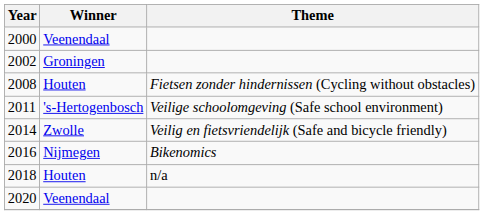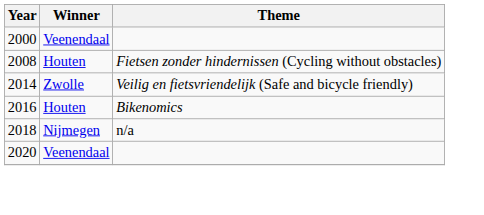- row: (22, 61)
- row: (22, 107)
(72, 152) Nijmegen -> (64, 107) Houten
(64, 175) Houten -> (72, 130) Nijmegen
